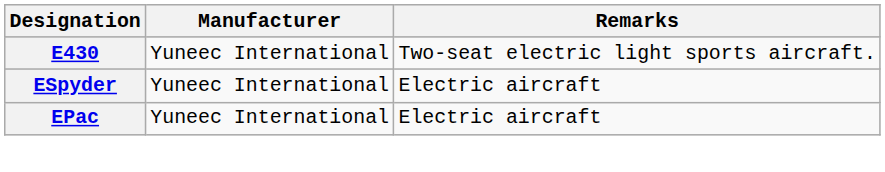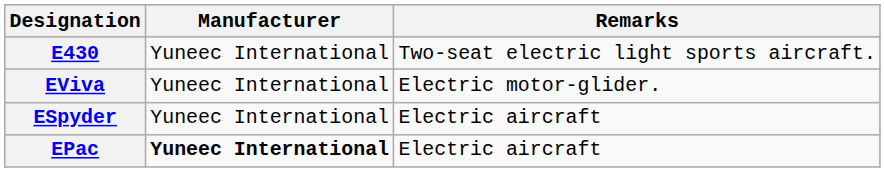+ row: (75, 86)
(270, 118) normal -> (270, 151) bold
